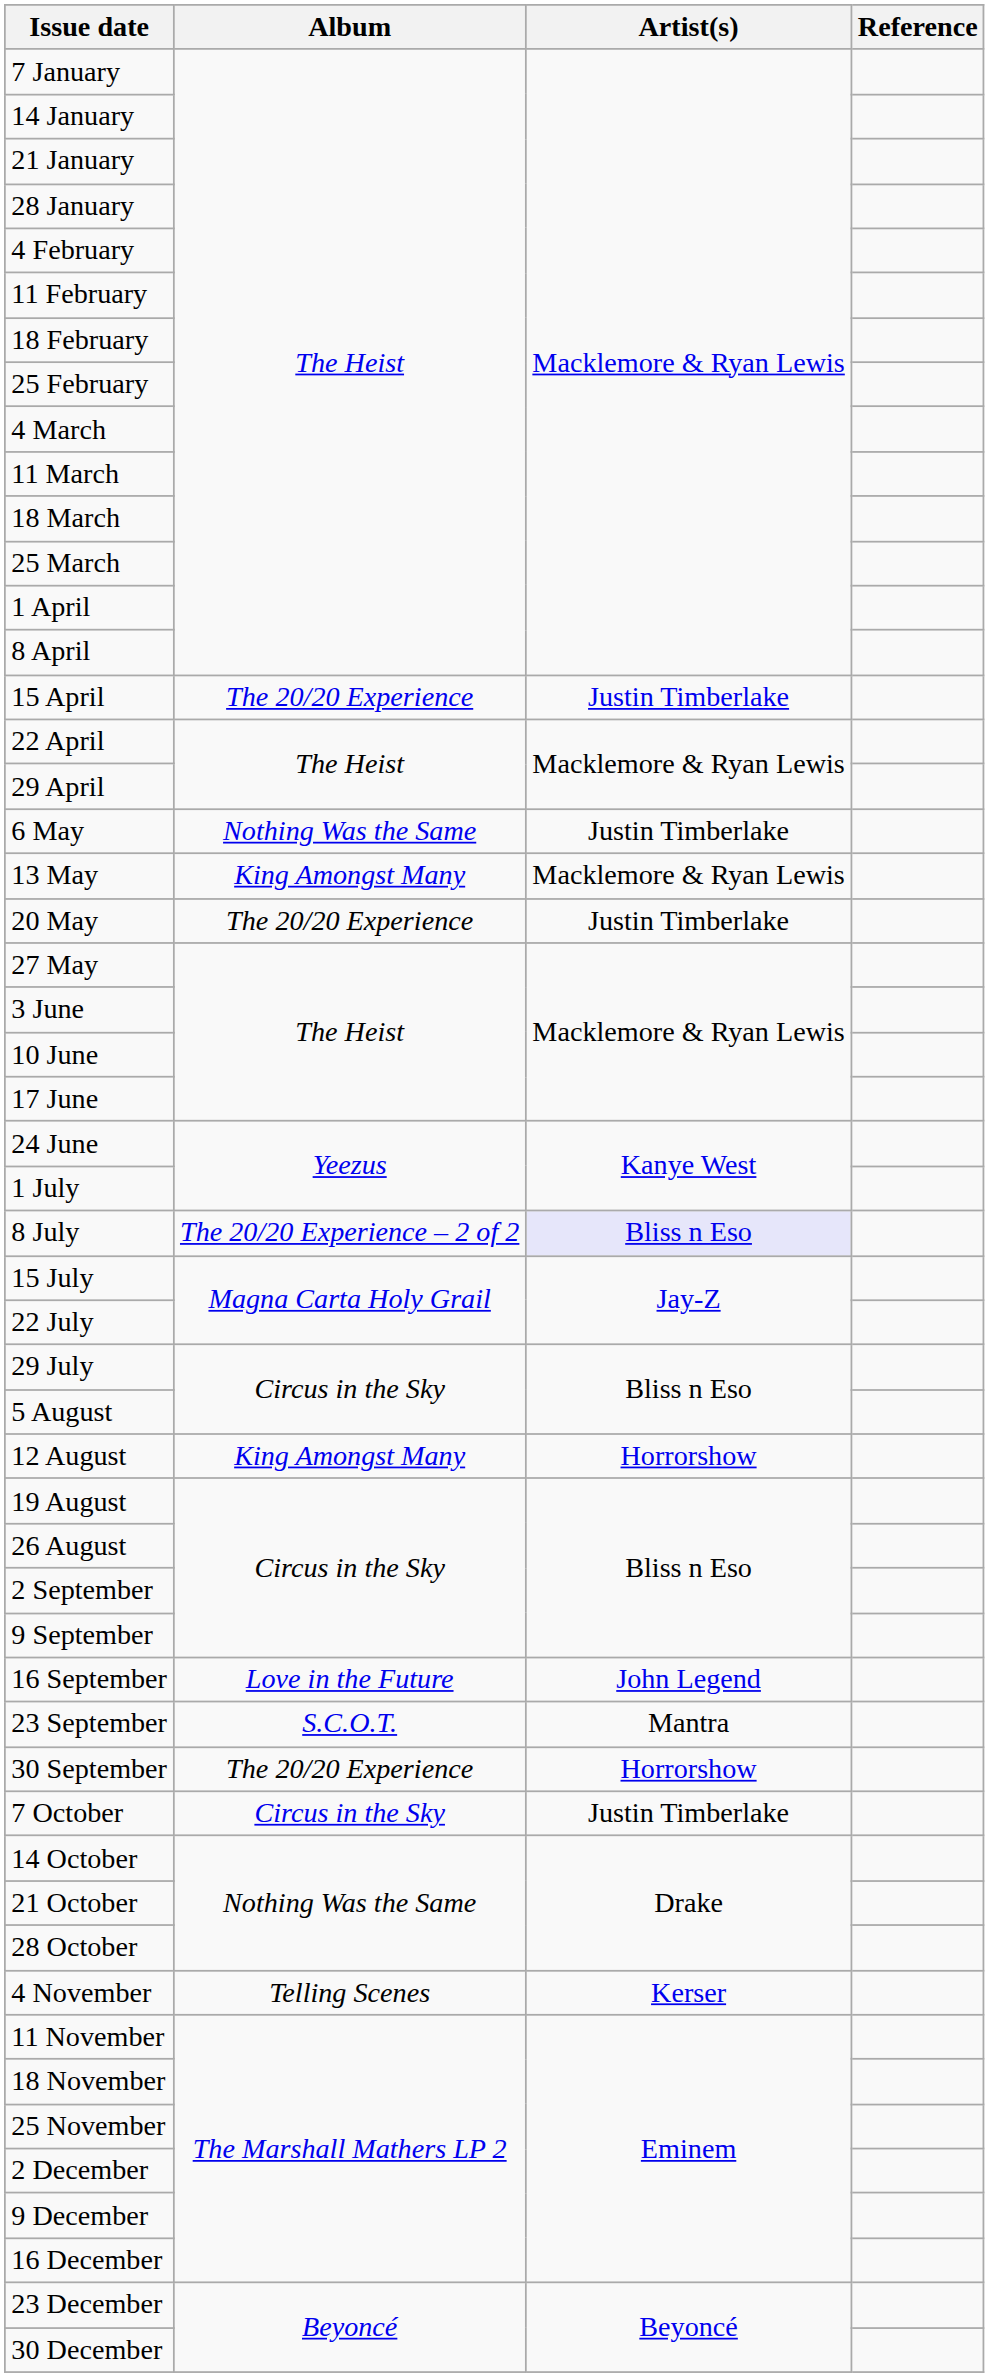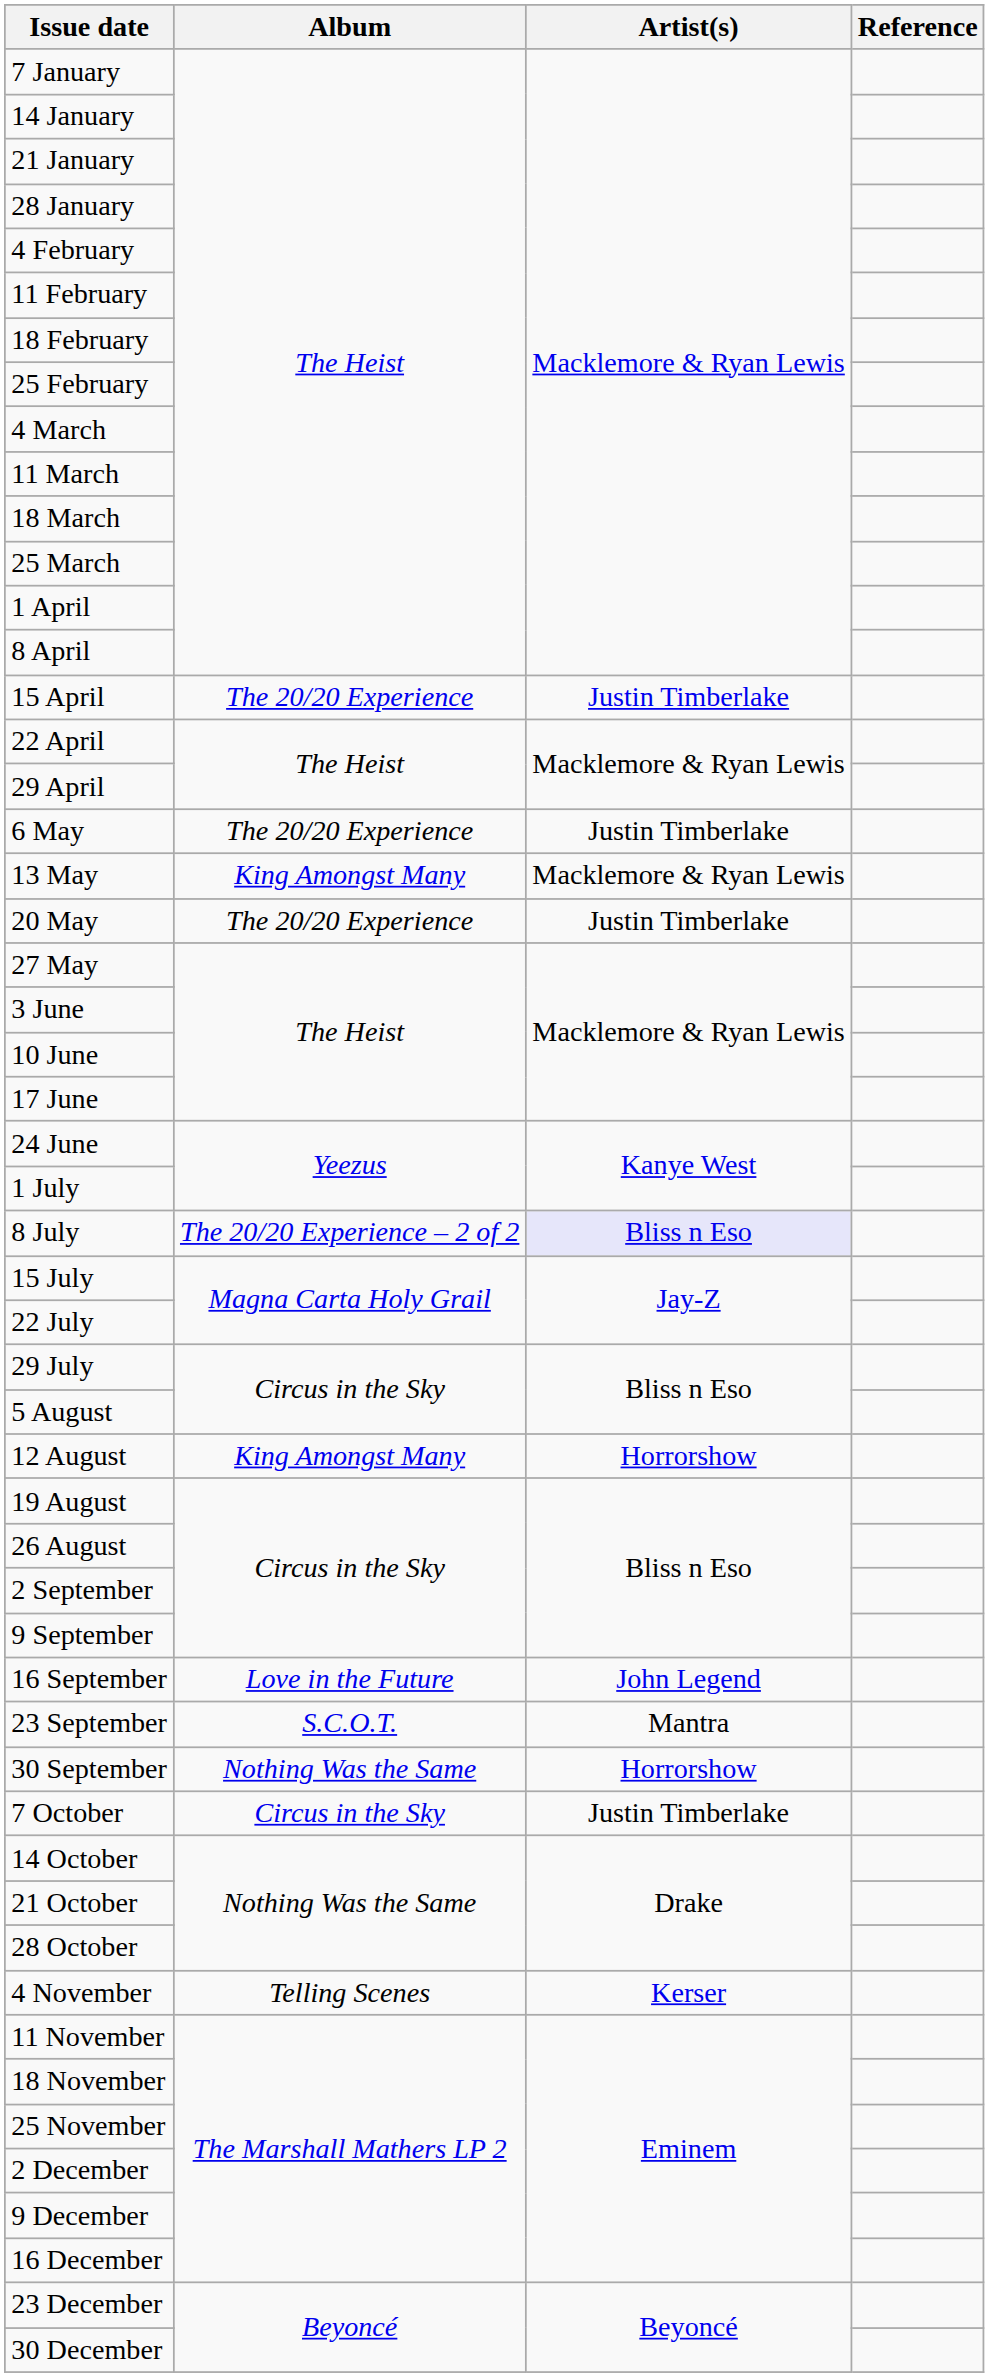(350, 830) Nothing Was the Same -> (350, 830) The 20/20 Experience
(350, 1768) The 20/20 Experience -> (350, 1768) Nothing Was the Same
